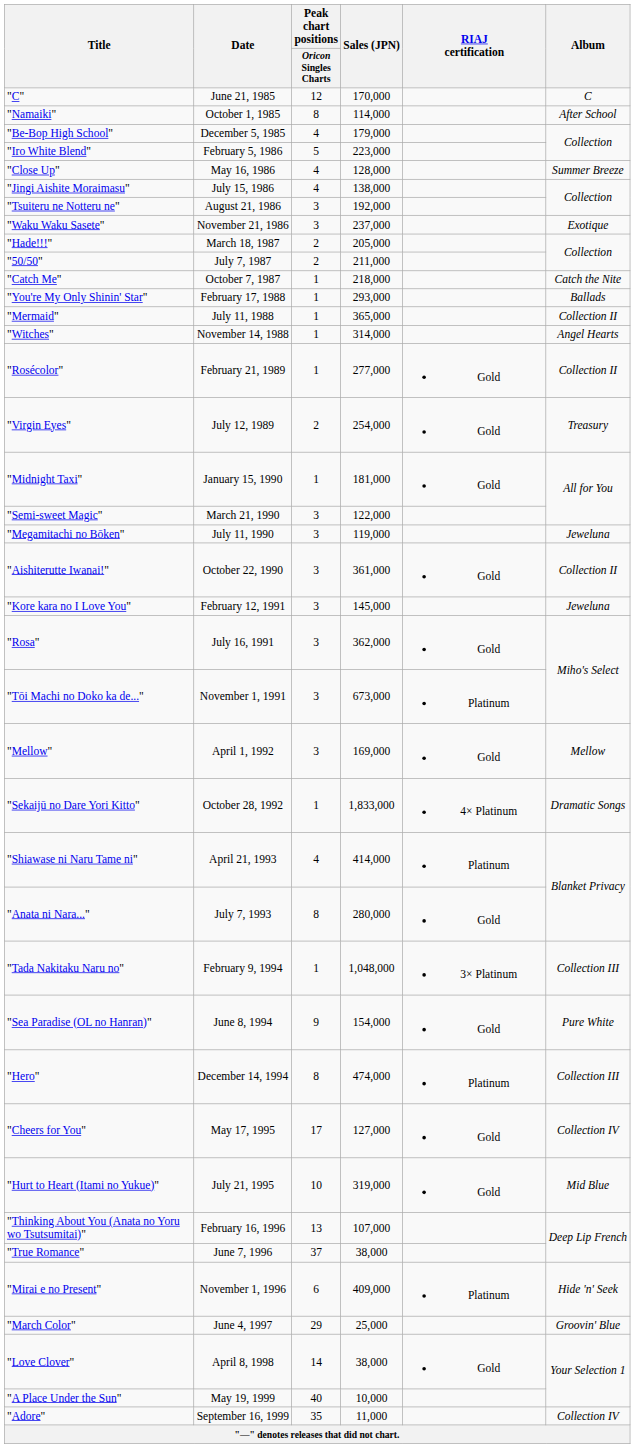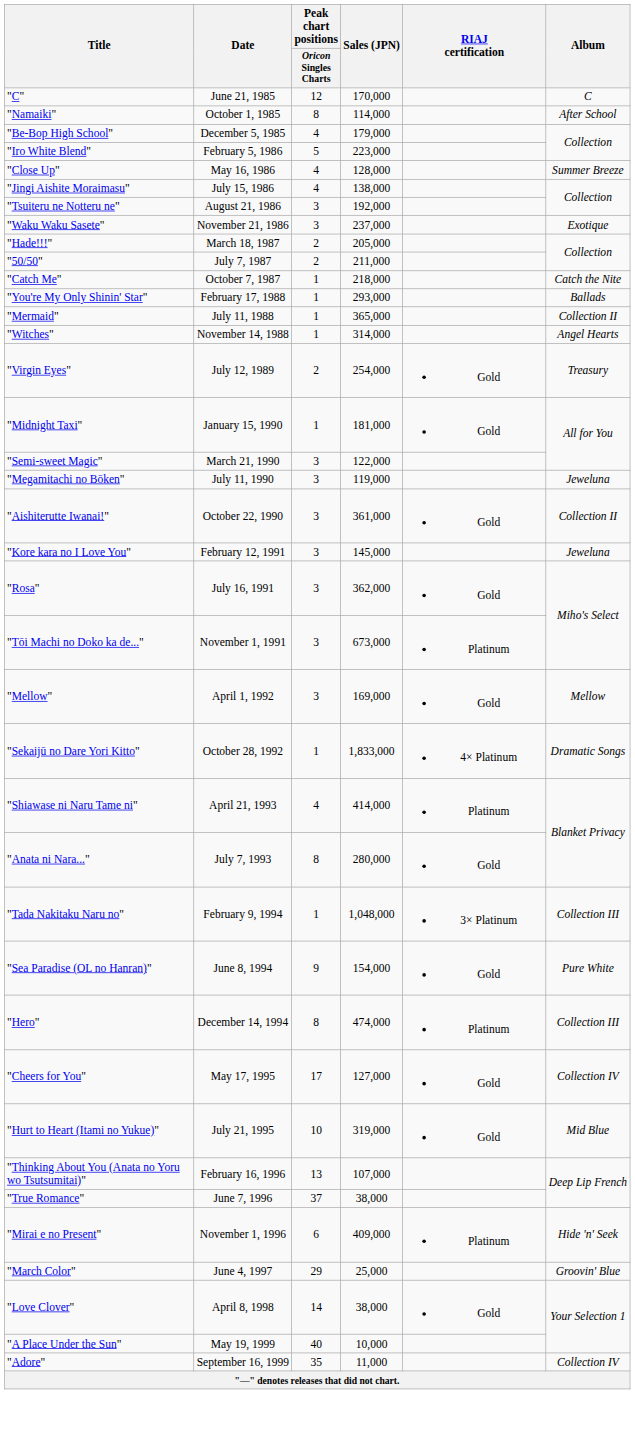- row: (35, 370)
